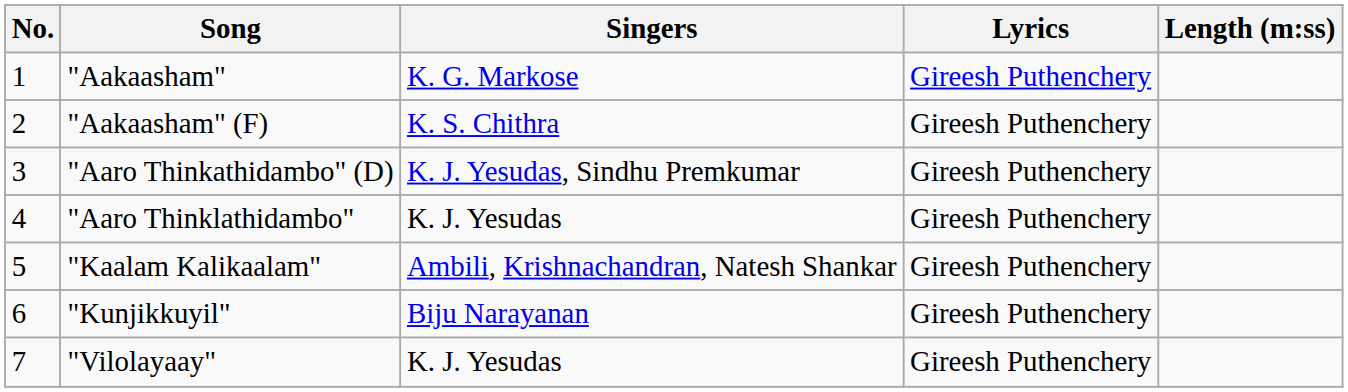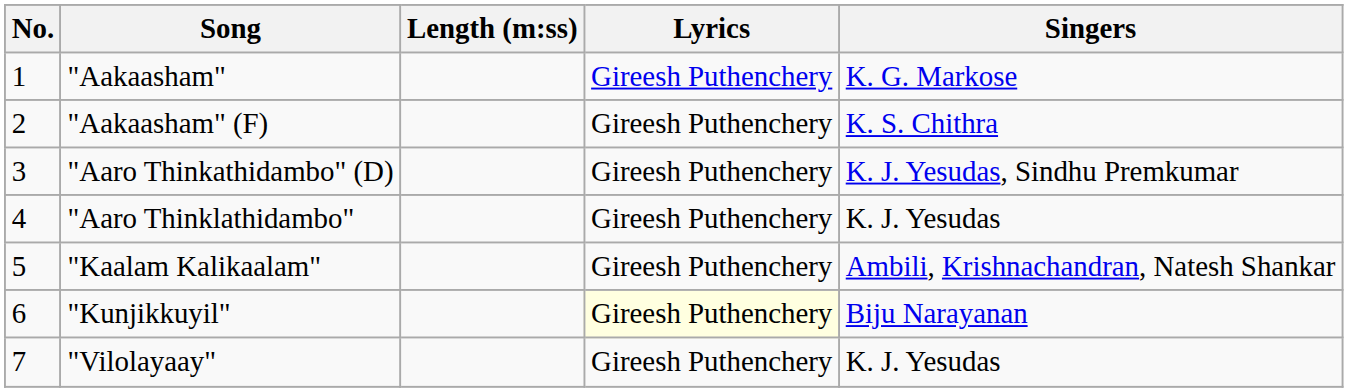columns swapped: (652, 28) <-> (1250, 28)
(1031, 314) no background -> (712, 314) lightyellow background
